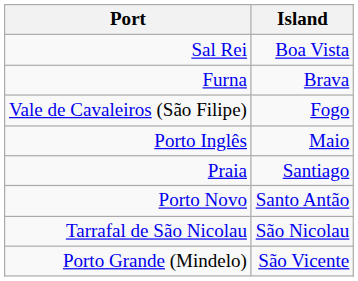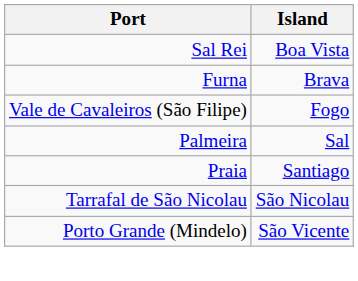- row: (201, 140)
+ row: (213, 140)
- row: (203, 200)
